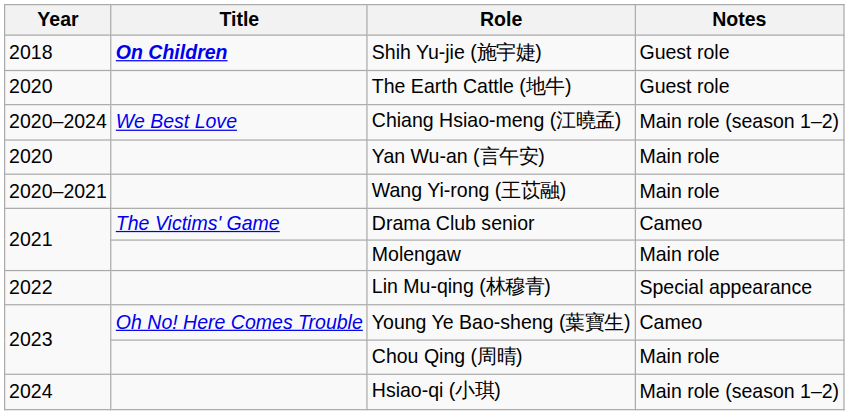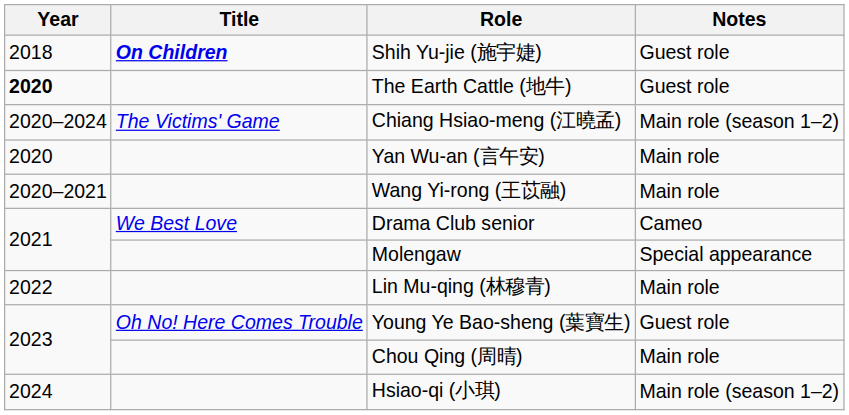(31, 87) normal -> (31, 87) bold
(176, 122) We Best Love -> (198, 122) The Victims' Game
(198, 224) The Victims' Game -> (176, 224) We Best Love
(680, 254) Main role -> (726, 254) Special appearance
(726, 287) Special appearance -> (680, 287) Main role
(671, 322) Cameo -> (684, 322) Guest role
